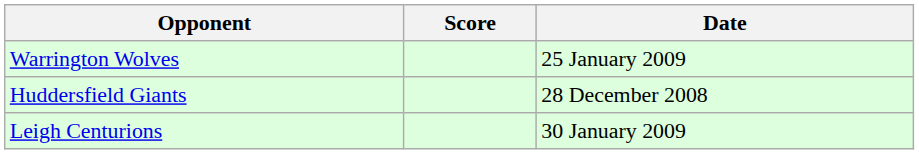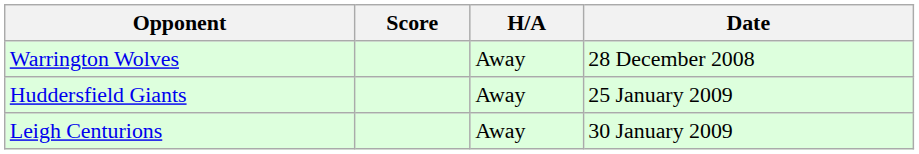+ column: (527, 22)
(614, 58) 25 January 2009 -> (671, 58) 28 December 2008
(625, 94) 28 December 2008 -> (661, 94) 25 January 2009
